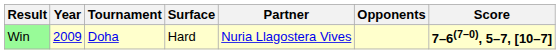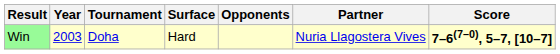columns swapped: (286, 14) <-> (392, 14)
(67, 37) 2009 -> (67, 37) 2003
